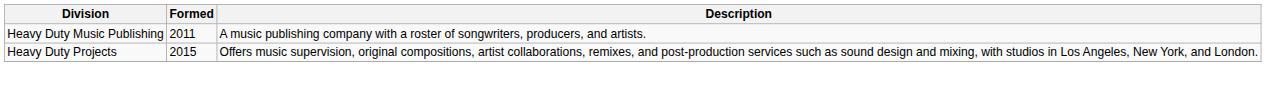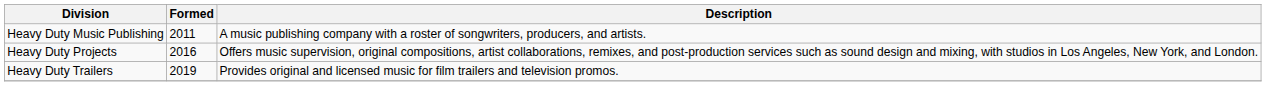(183, 53) 2015 -> (183, 53) 2016
+ row: (60, 72)
